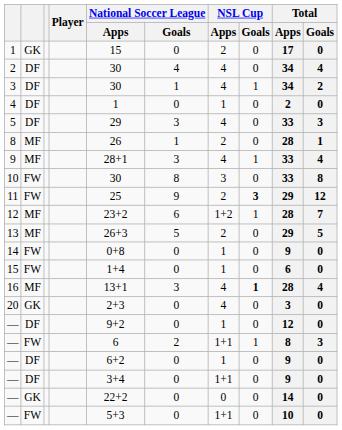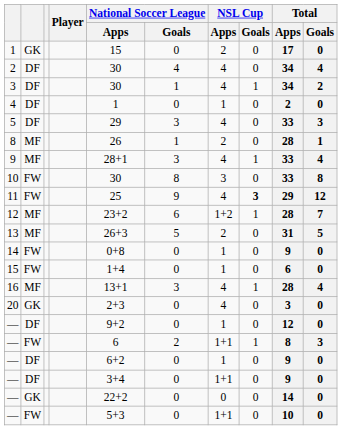(223, 196) 2 -> (223, 196) 4
(288, 232) 29 -> (288, 232) 31
(256, 287) bold -> (256, 287) normal
